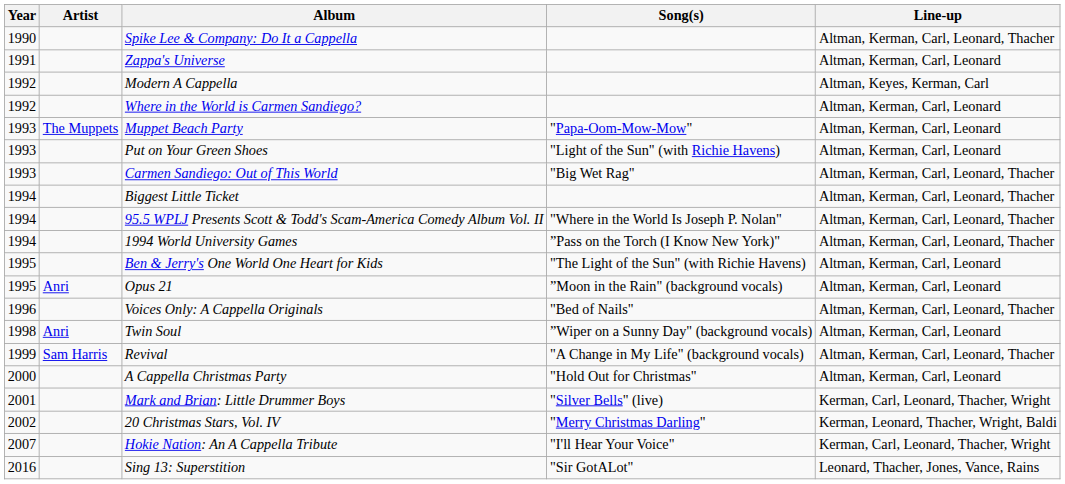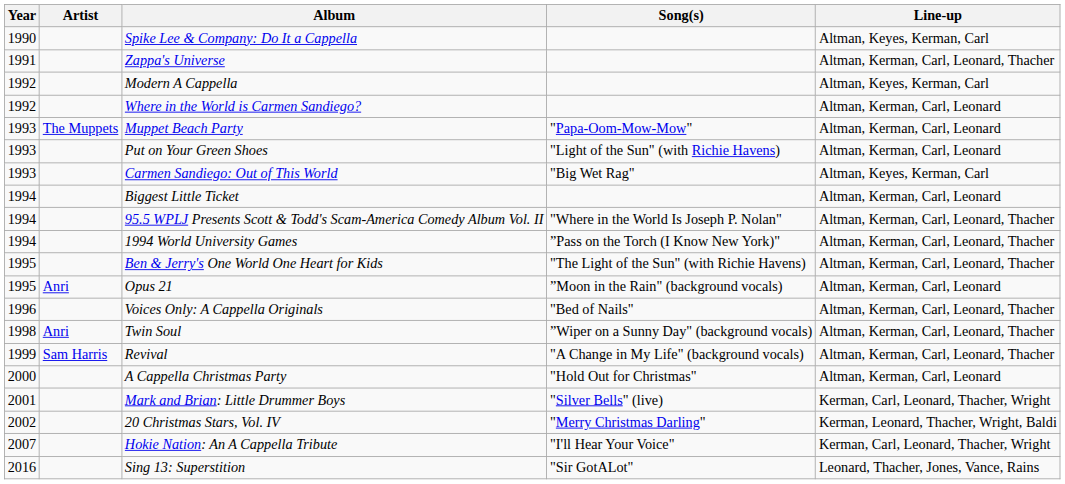(937, 38) Altman, Kerman, Carl, Leonard, Thacher -> (904, 38) Altman, Keyes, Kerman, Carl
(910, 60) Altman, Kerman, Carl, Leonard -> (937, 60) Altman, Kerman, Carl, Leonard, Thacher
(937, 173) Altman, Kerman, Carl, Leonard, Thacher -> (904, 173) Altman, Keyes, Kerman, Carl
(937, 196) Altman, Kerman, Carl, Leonard, Thacher -> (910, 196) Altman, Kerman, Carl, Leonard
(910, 264) Altman, Kerman, Carl, Leonard -> (937, 264) Altman, Kerman, Carl, Leonard, Thacher
(910, 331) Altman, Kerman, Carl, Leonard -> (937, 331) Altman, Kerman, Carl, Leonard, Thacher
